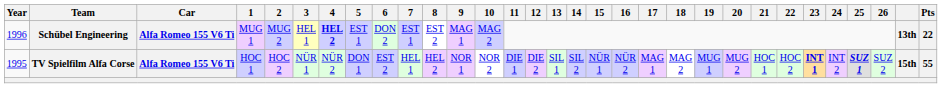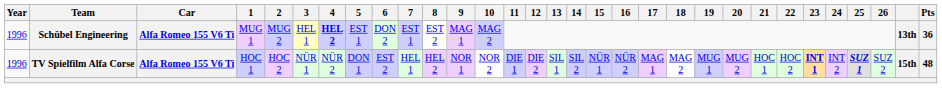(928, 34) 22 -> (928, 34) 36
(17, 63) 1995 -> (17, 63) 1996
(928, 63) 55 -> (928, 63) 48
